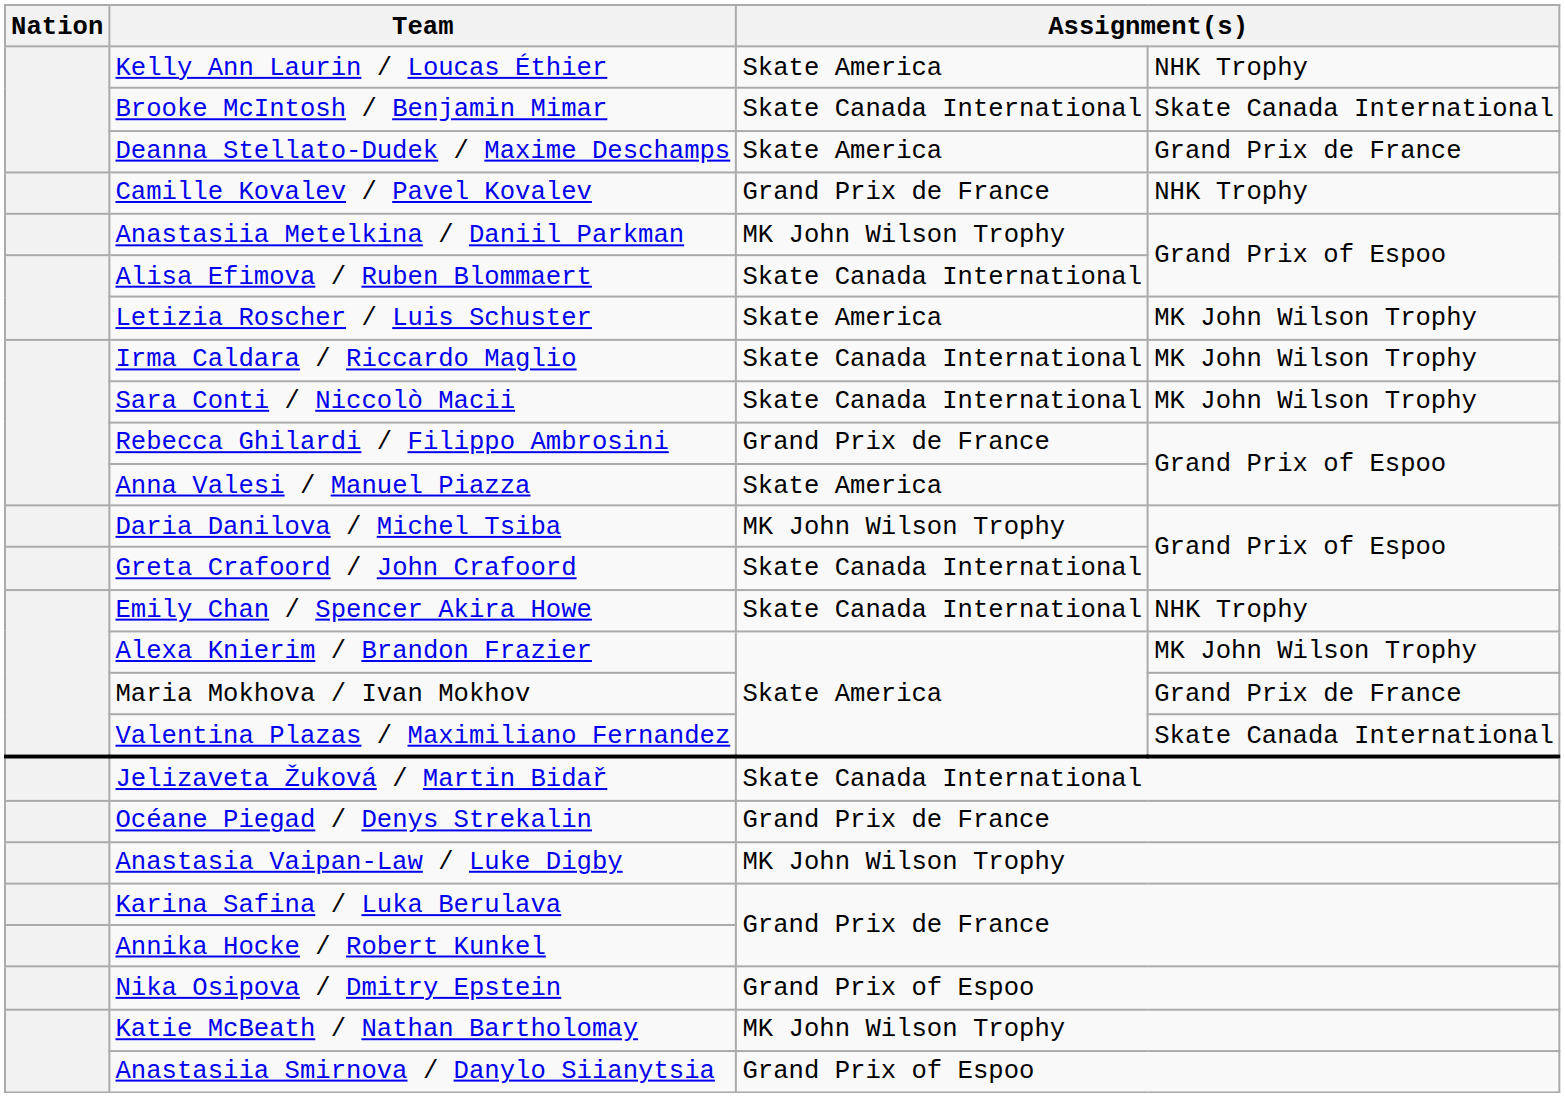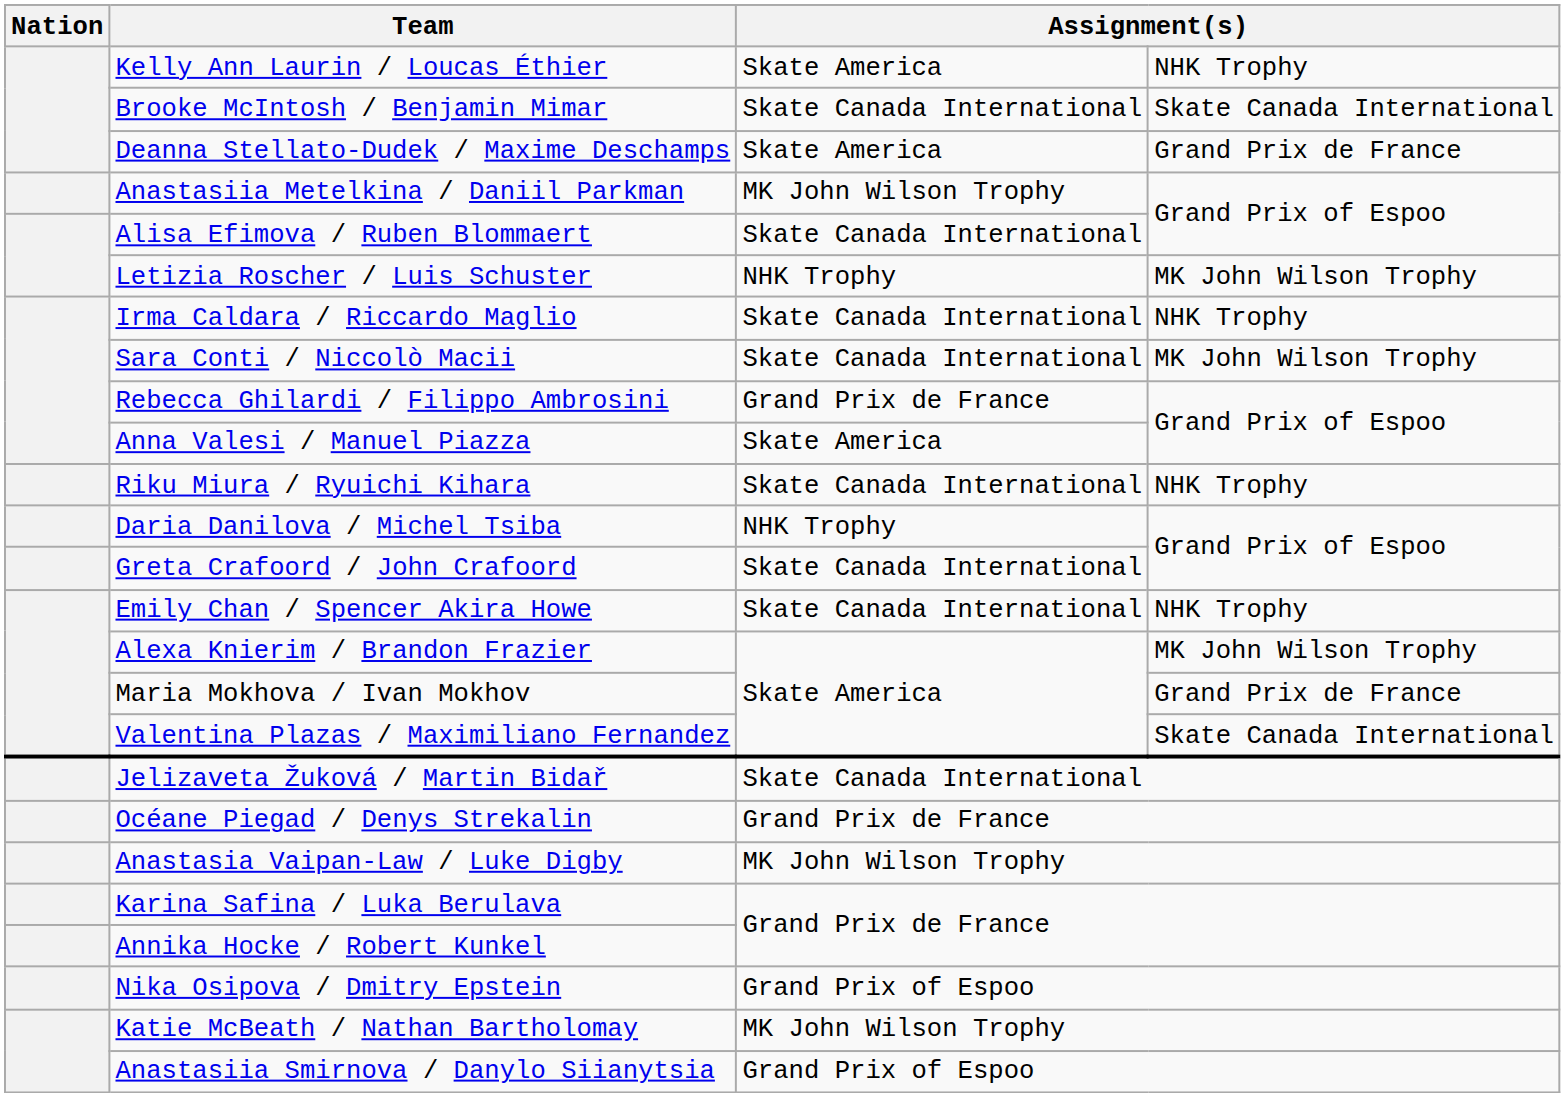- row: (354, 193)
(842, 318) Skate America -> (819, 276) NHK Trophy
(1316, 360) MK John Wilson Trophy -> (1231, 318) NHK Trophy
+ row: (323, 485)
(904, 527) MK John Wilson Trophy -> (819, 527) NHK Trophy
